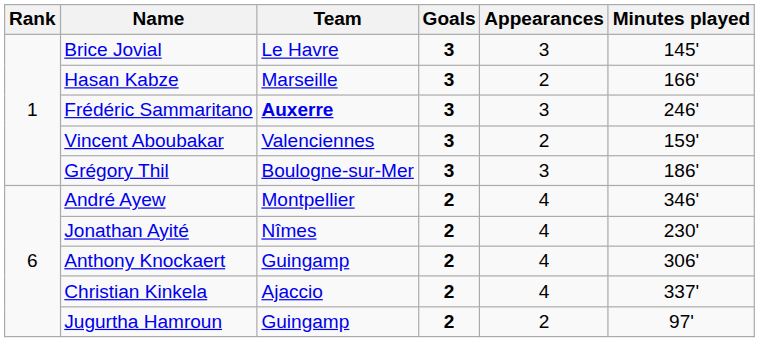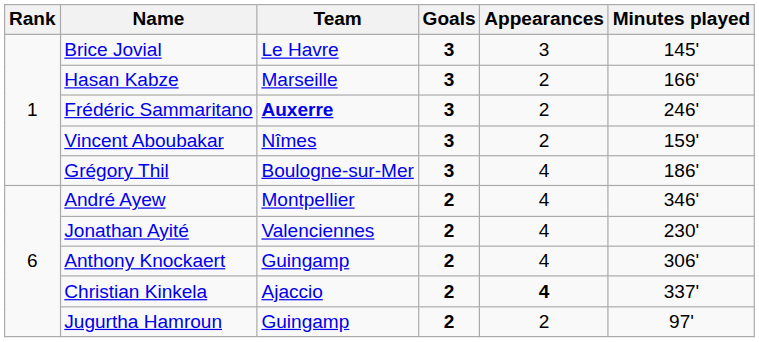(544, 110) 3 -> (544, 110) 2
(318, 140) Valenciennes -> (289, 140) Nîmes
(544, 170) 3 -> (544, 170) 4
(289, 230) Nîmes -> (318, 230) Valenciennes
(544, 291) normal -> (544, 291) bold
